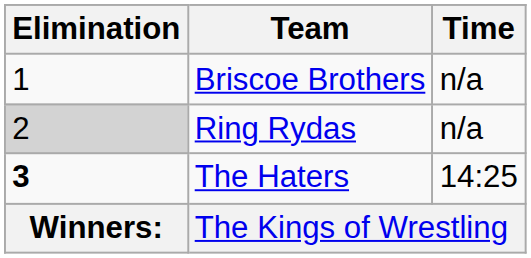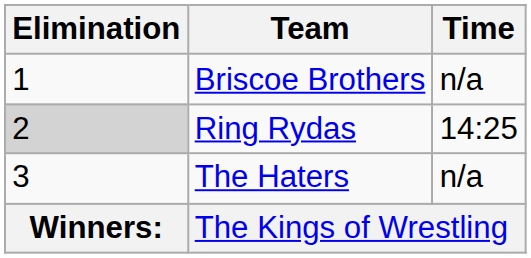(461, 128) n/a -> (479, 128) 14:25
(21, 177) bold -> (21, 177) normal
(479, 177) 14:25 -> (461, 177) n/a
